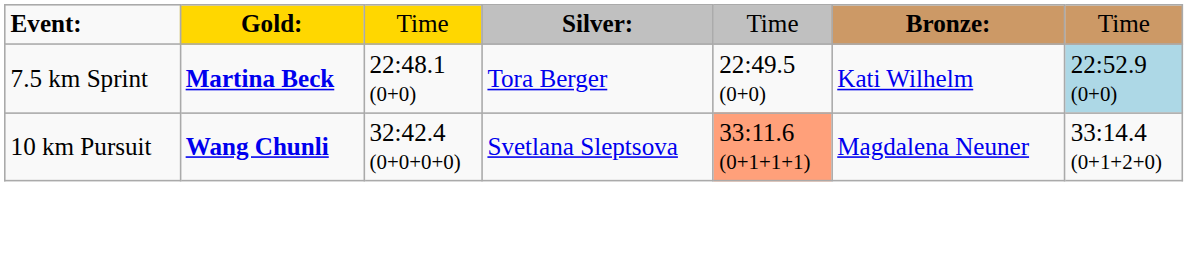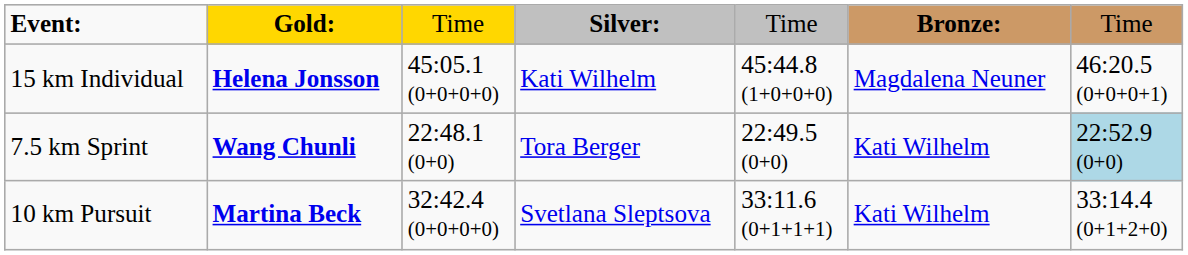+ row: (97, 78)
(260, 78) Martina Beck -> (284, 146) Wang Chunli
(257, 146) Wang Chunli -> (287, 214) Martina Beck
(765, 146) lightsalmon background -> (787, 214) no background
(933, 146) Magdalena Neuner -> (922, 214) Kati Wilhelm
